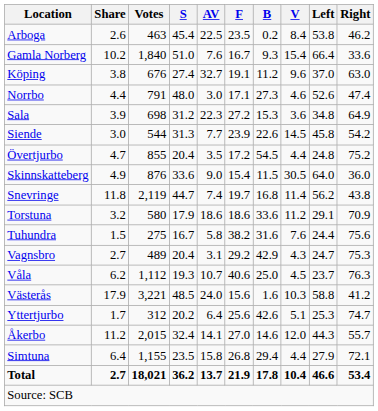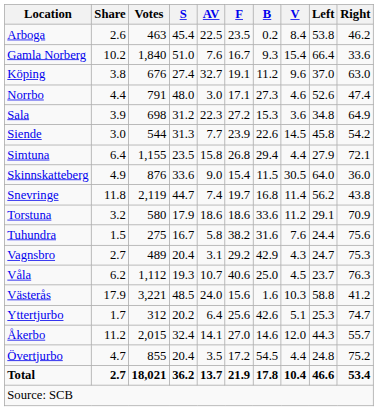rows swapped: (28, 355) <-> (35, 154)
